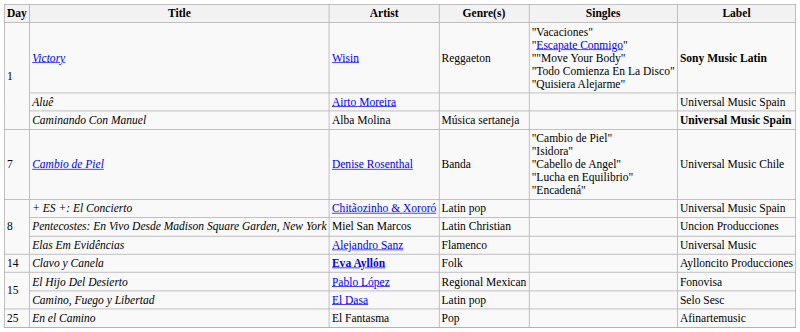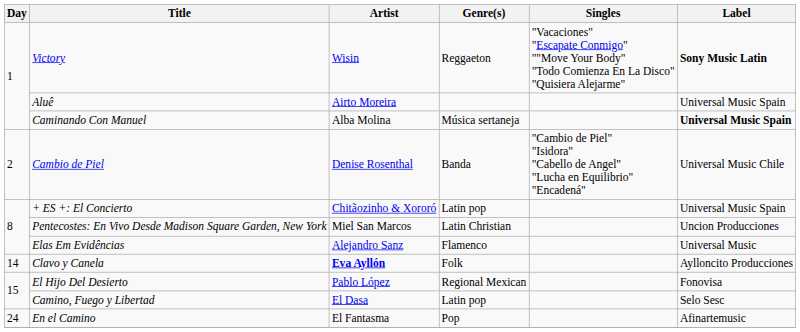(10, 164) 7 -> (10, 164) 2
(13, 318) 25 -> (13, 318) 24
